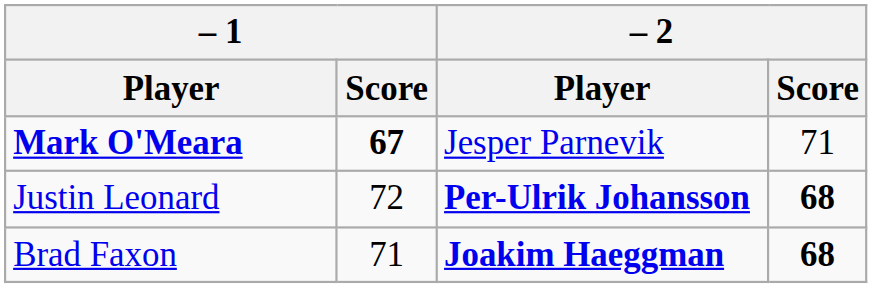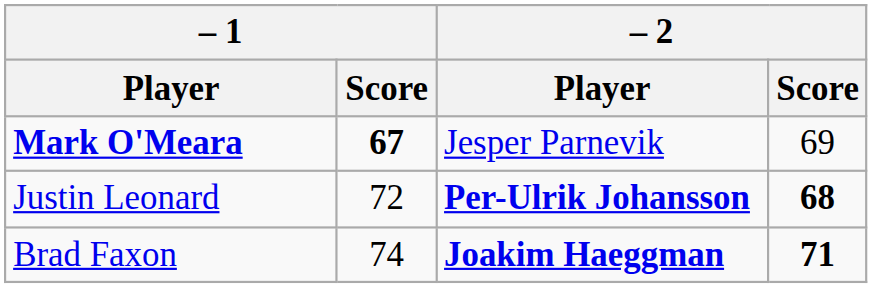(818, 142) 71 -> (818, 142) 69
(387, 253) 71 -> (387, 253) 74
(818, 253) 68 -> (818, 253) 71
